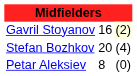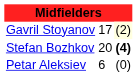(105, 30) 16 -> (105, 30) 17
(123, 47) normal -> (123, 47) bold
(102, 65) 8 -> (102, 65) 6
